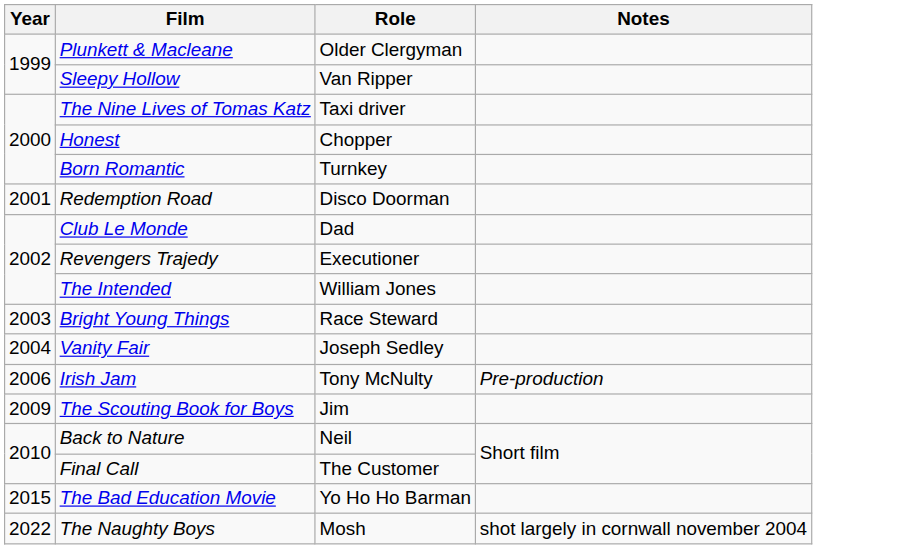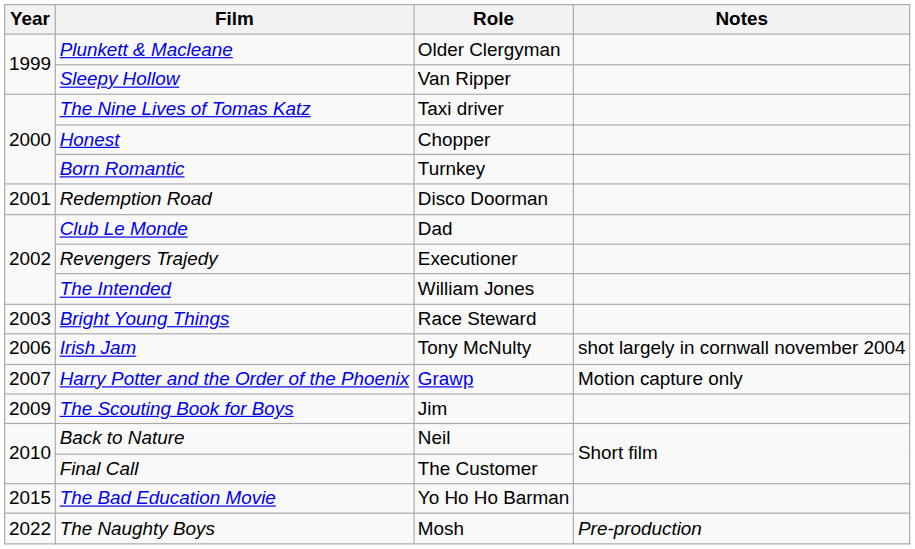- row: (104, 348)
(542, 378) Pre-production -> (742, 348) shot largely in cornwall november 2004
+ row: (234, 378)
(643, 528) shot largely in cornwall november 2004 -> (640, 528) Pre-production
